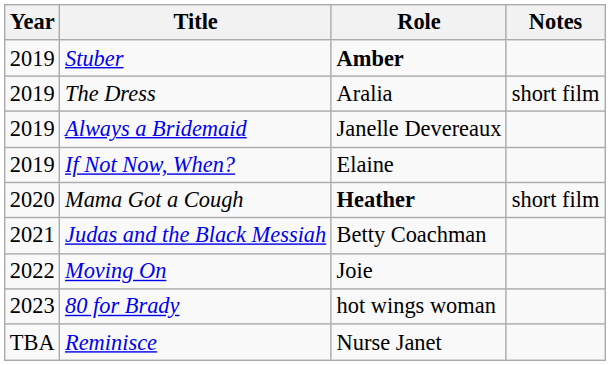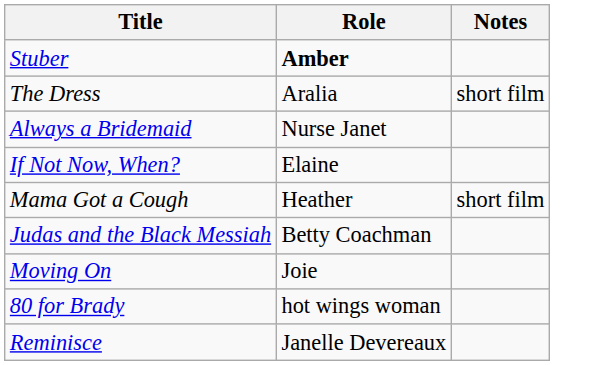- column: (32, 22)
(419, 128) Janelle Devereaux -> (334, 128) Nurse Janet
(376, 199) bold -> (317, 199) normal
(389, 341) Nurse Janet -> (364, 341) Janelle Devereaux
